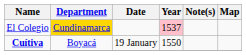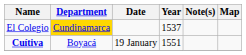(171, 27) pink background -> (171, 27) no background
(171, 43) 1550 -> (171, 43) 1551
